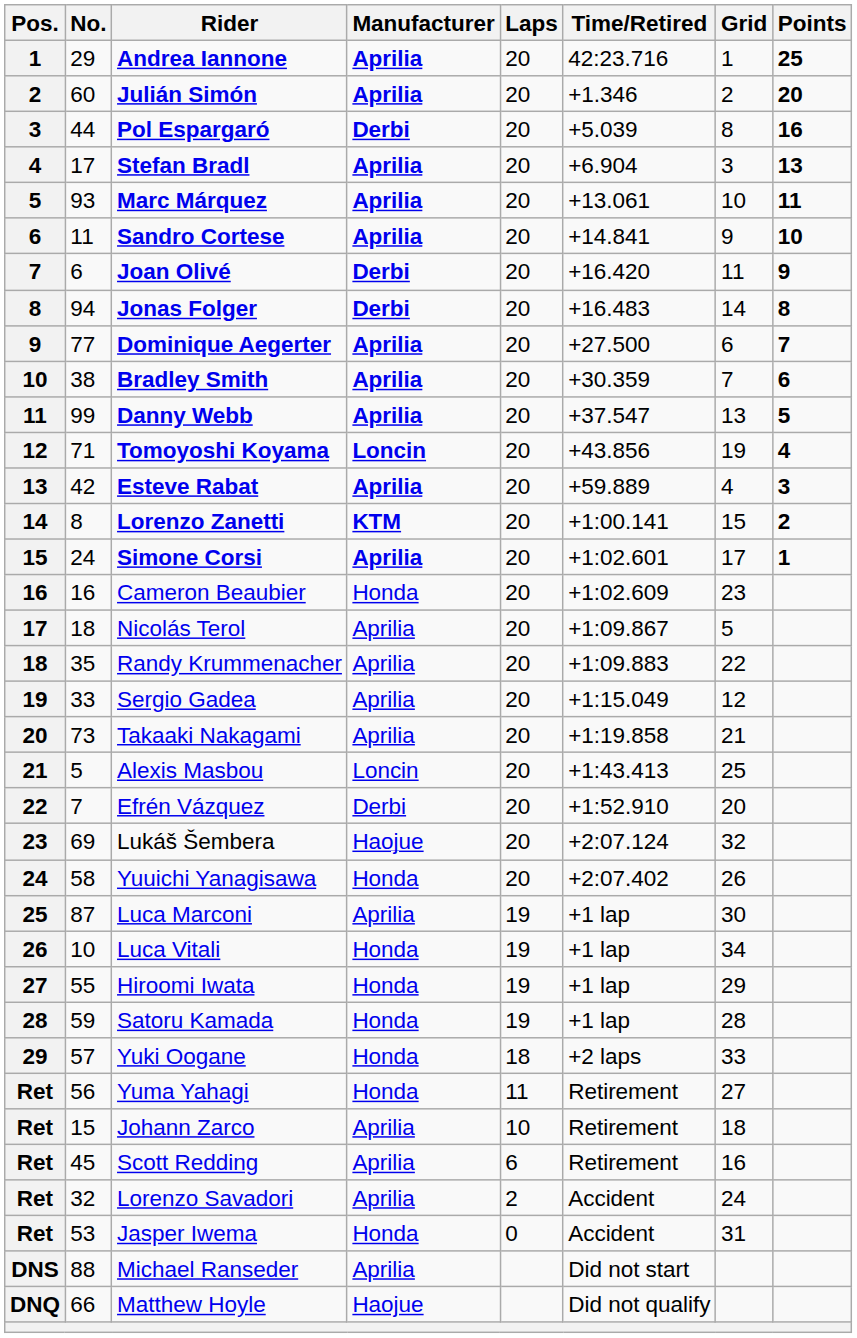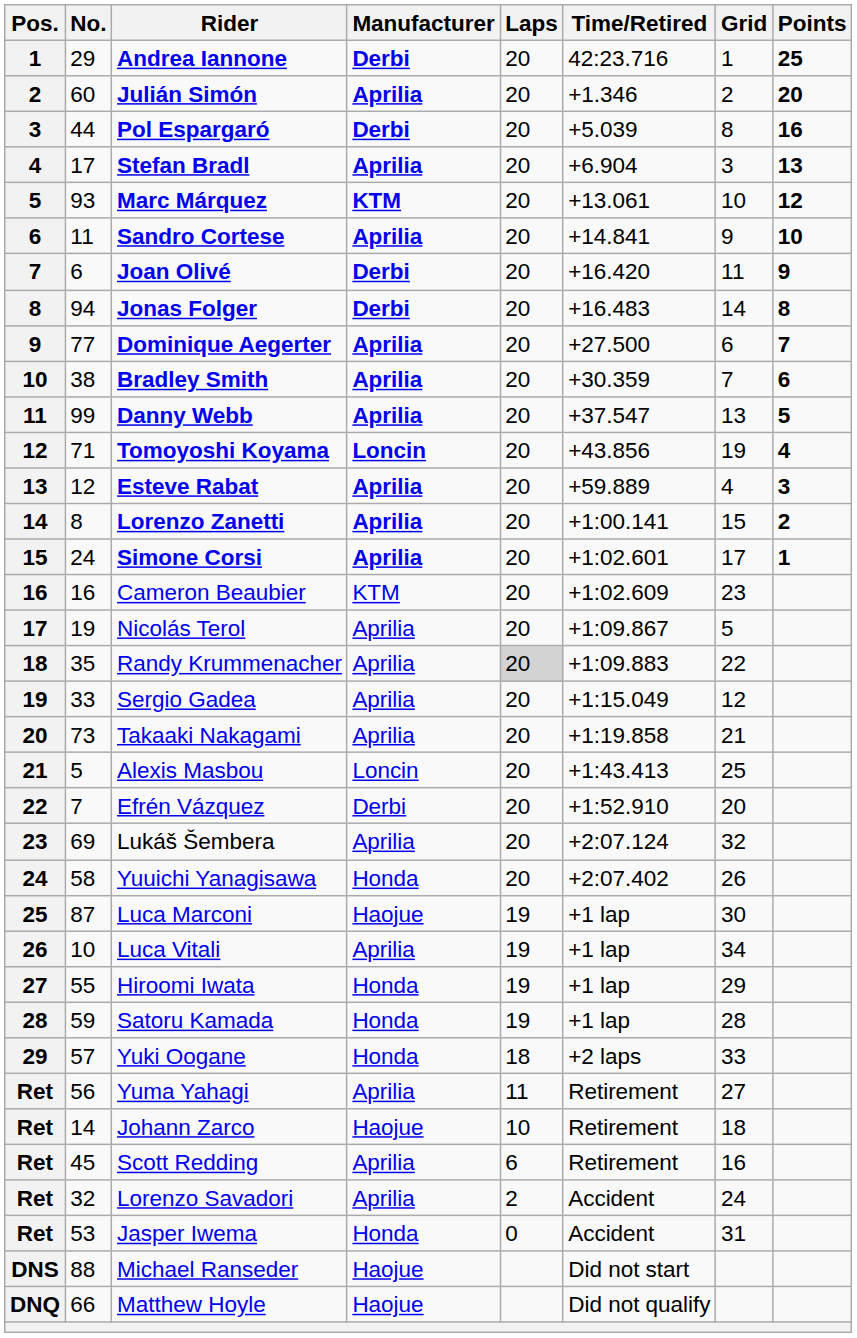(387, 58) Aprilia -> (381, 58) Derbi
(387, 201) Aprilia -> (377, 201) KTM
(790, 201) 11 -> (790, 201) 12
(83, 486) 42 -> (83, 486) 12
(377, 521) KTM -> (387, 521) Aprilia
(386, 593) Honda -> (376, 593) KTM
(83, 628) 18 -> (83, 628) 19
(518, 664) no background -> (518, 664) lightgrey background
(388, 842) Haojue -> (384, 842) Aprilia
(384, 913) Aprilia -> (388, 913) Haojue
(386, 949) Honda -> (384, 949) Aprilia
(386, 1091) Honda -> (384, 1091) Aprilia
(83, 1127) 15 -> (83, 1127) 14
(384, 1127) Aprilia -> (388, 1127) Haojue
(384, 1269) Aprilia -> (388, 1269) Haojue
